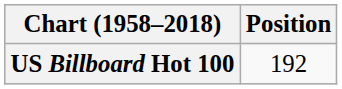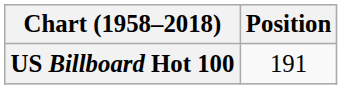(289, 63) 192 -> (289, 63) 191
